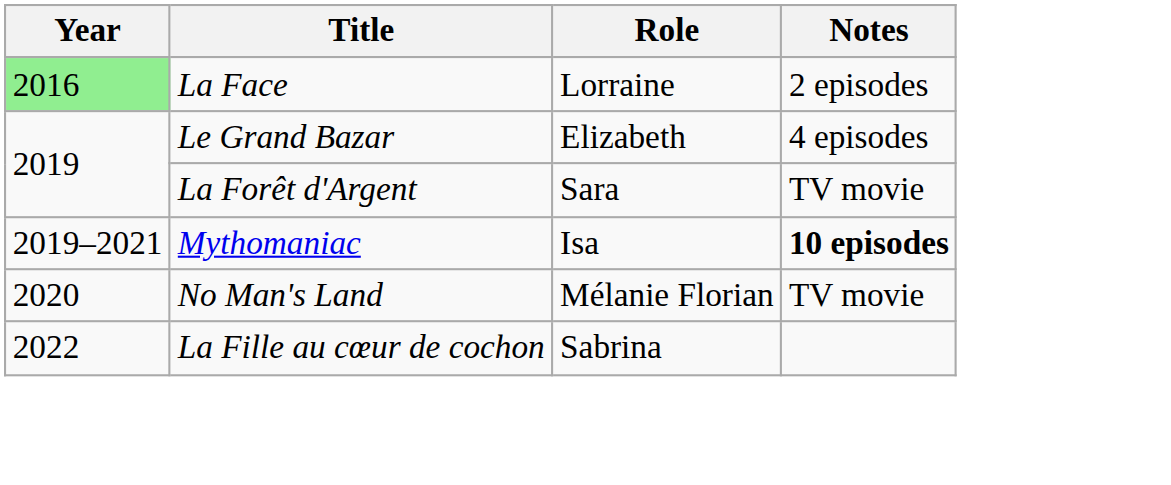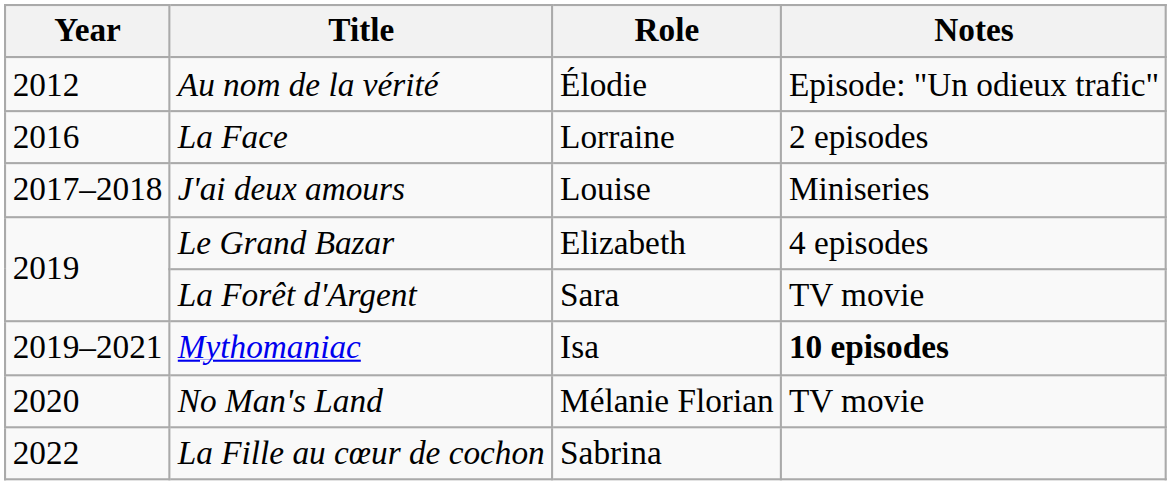+ row: (308, 83)
(46, 83) lightgreen background -> (46, 136) no background
+ row: (291, 189)
